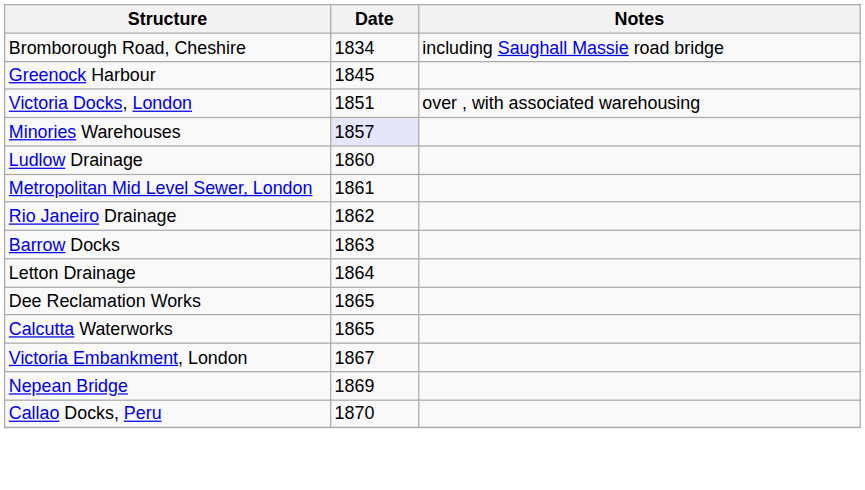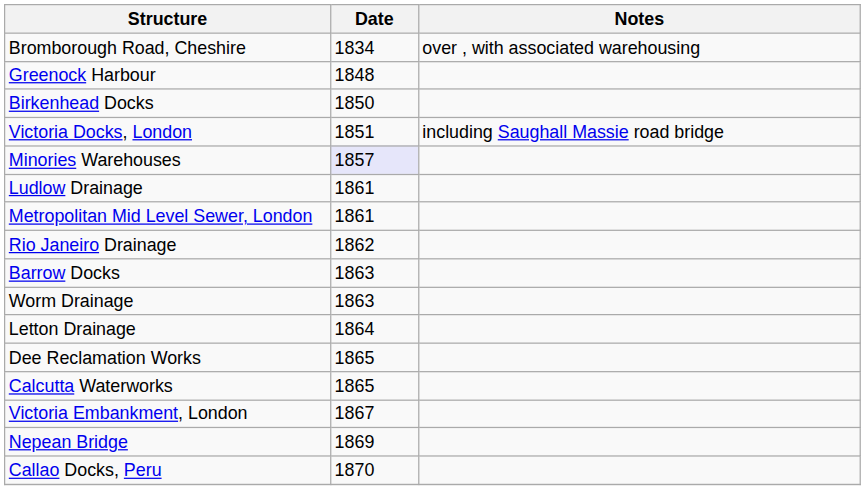(573, 47) including Saughall Massie road bridge -> (561, 47) over , with associated warehousing
(354, 76) 1845 -> (354, 76) 1848
+ row: (81, 104)
(561, 104) over , with associated warehousing -> (573, 132) including Saughall Massie road bridge
(354, 160) 1860 -> (354, 188) 1861
+ row: (71, 301)
